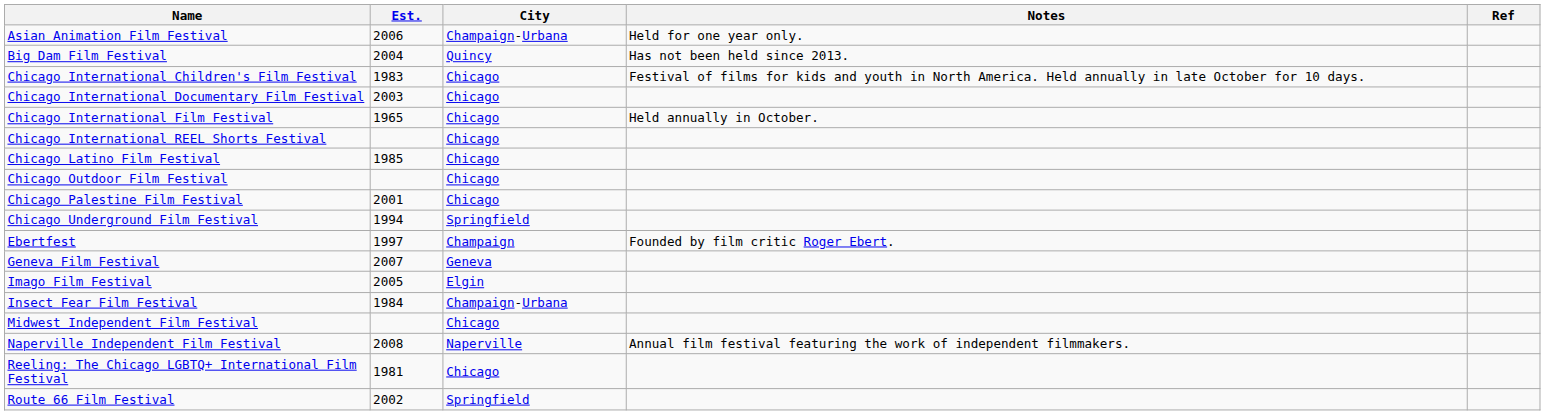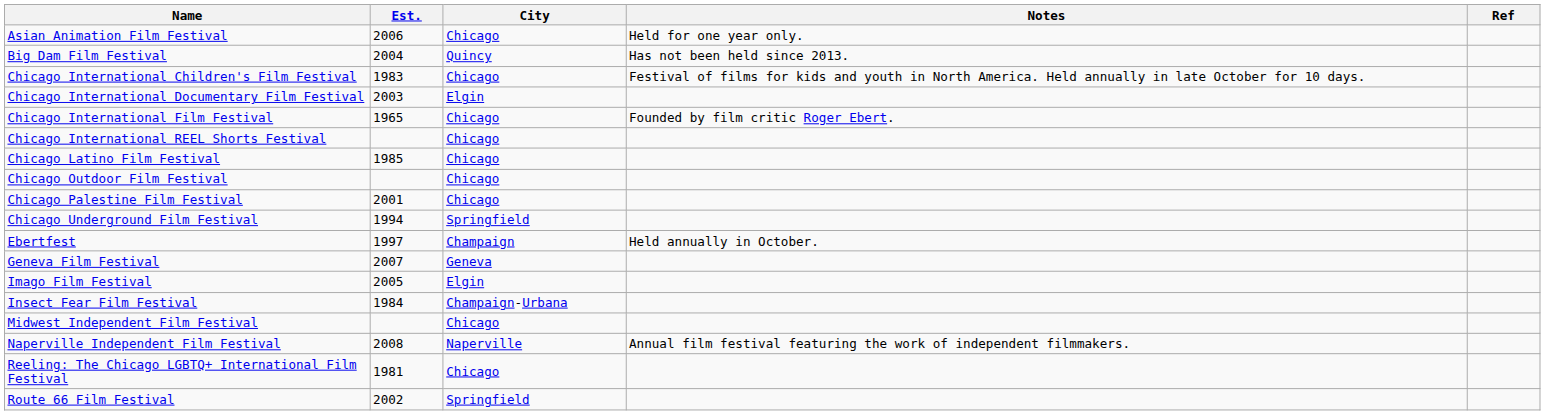(507, 35) Champaign-Urbana -> (473, 35) Chicago
(473, 97) Chicago -> (465, 97) Elgin
(724, 118) Held annually in October. -> (762, 118) Founded by film critic Roger Ebert.
(762, 241) Founded by film critic Roger Ebert. -> (724, 241) Held annually in October.
